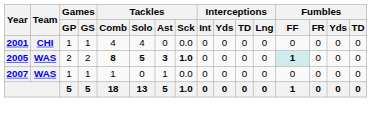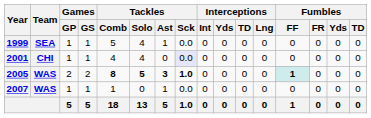+ row: (17, 43)
(186, 43) no background -> (186, 58) lavender background
